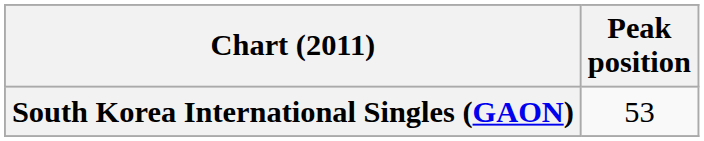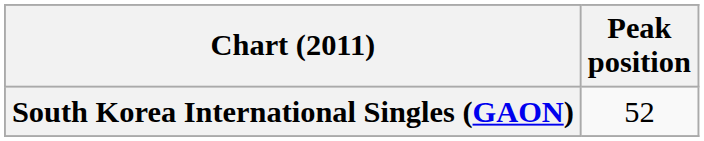(639, 111) 53 -> (639, 111) 52
